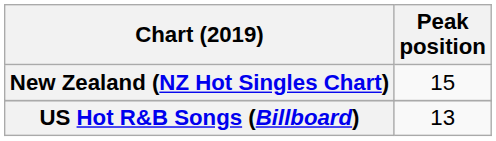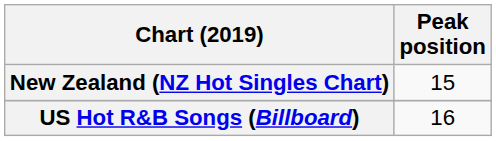(443, 117) 13 -> (443, 117) 16
